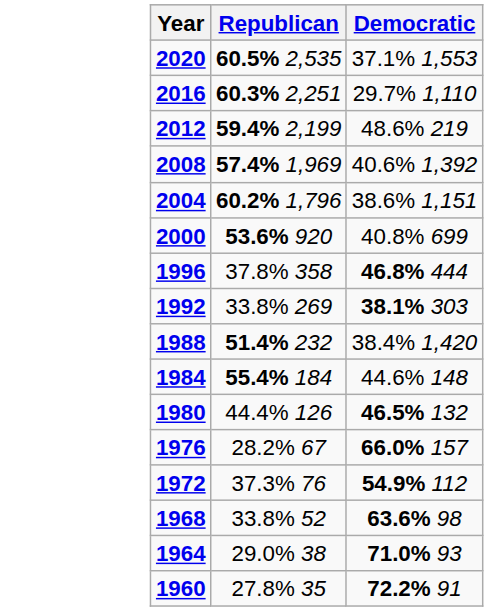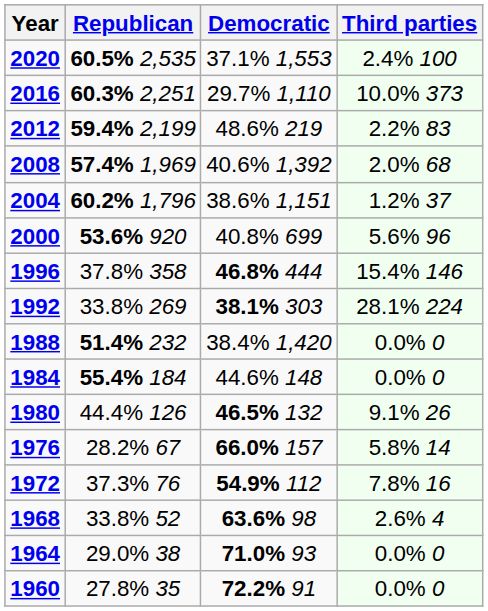+ column: (410, 23)
